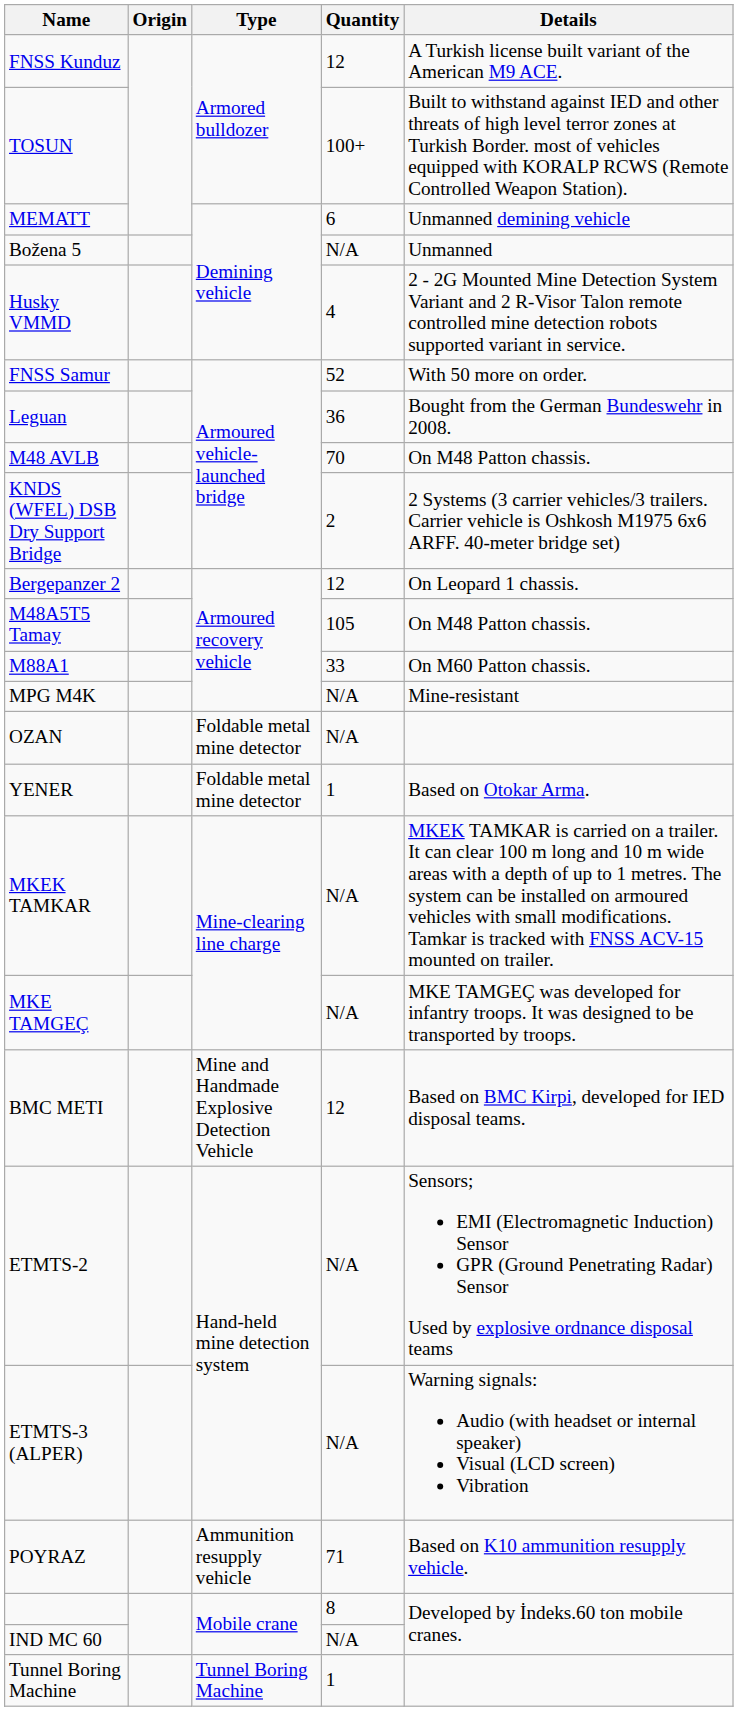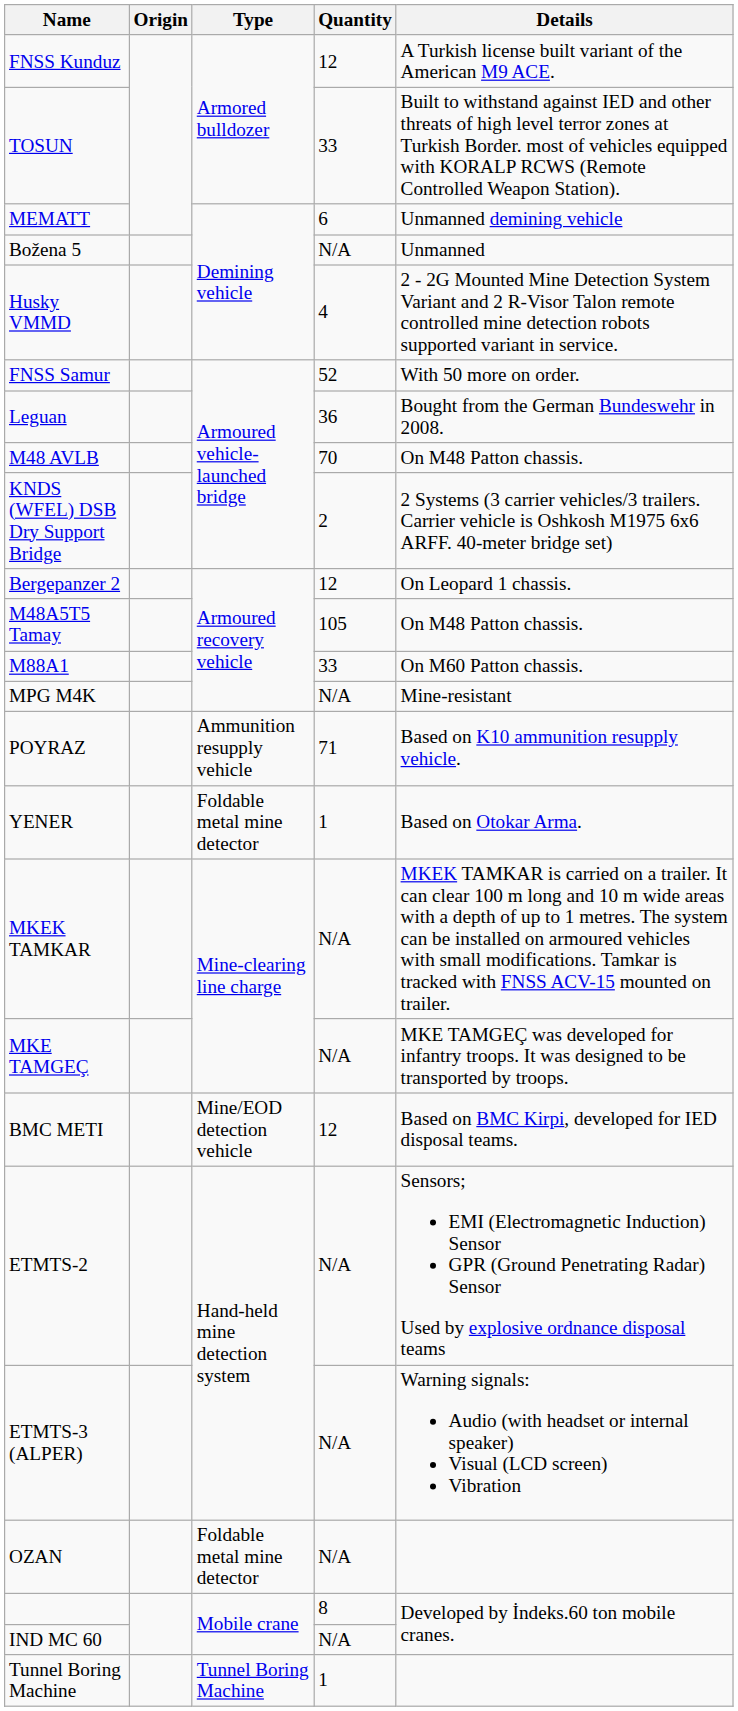(345, 145) 100+ -> (328, 145) 33
rows swapped: (47, 1556) <-> (36, 737)
(237, 1107) Mine and Handmade Explosive Detection Vehicle -> (239, 1129) Mine/EOD detection vehicle
